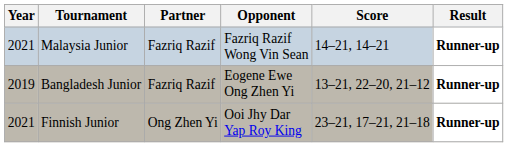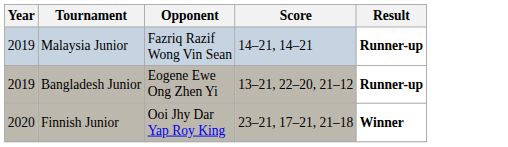- column: (183, 16)
(21, 46) 2021 -> (21, 46) 2019
(21, 122) 2021 -> (21, 122) 2020
(468, 122) Runner-up -> (382, 122) Winner
